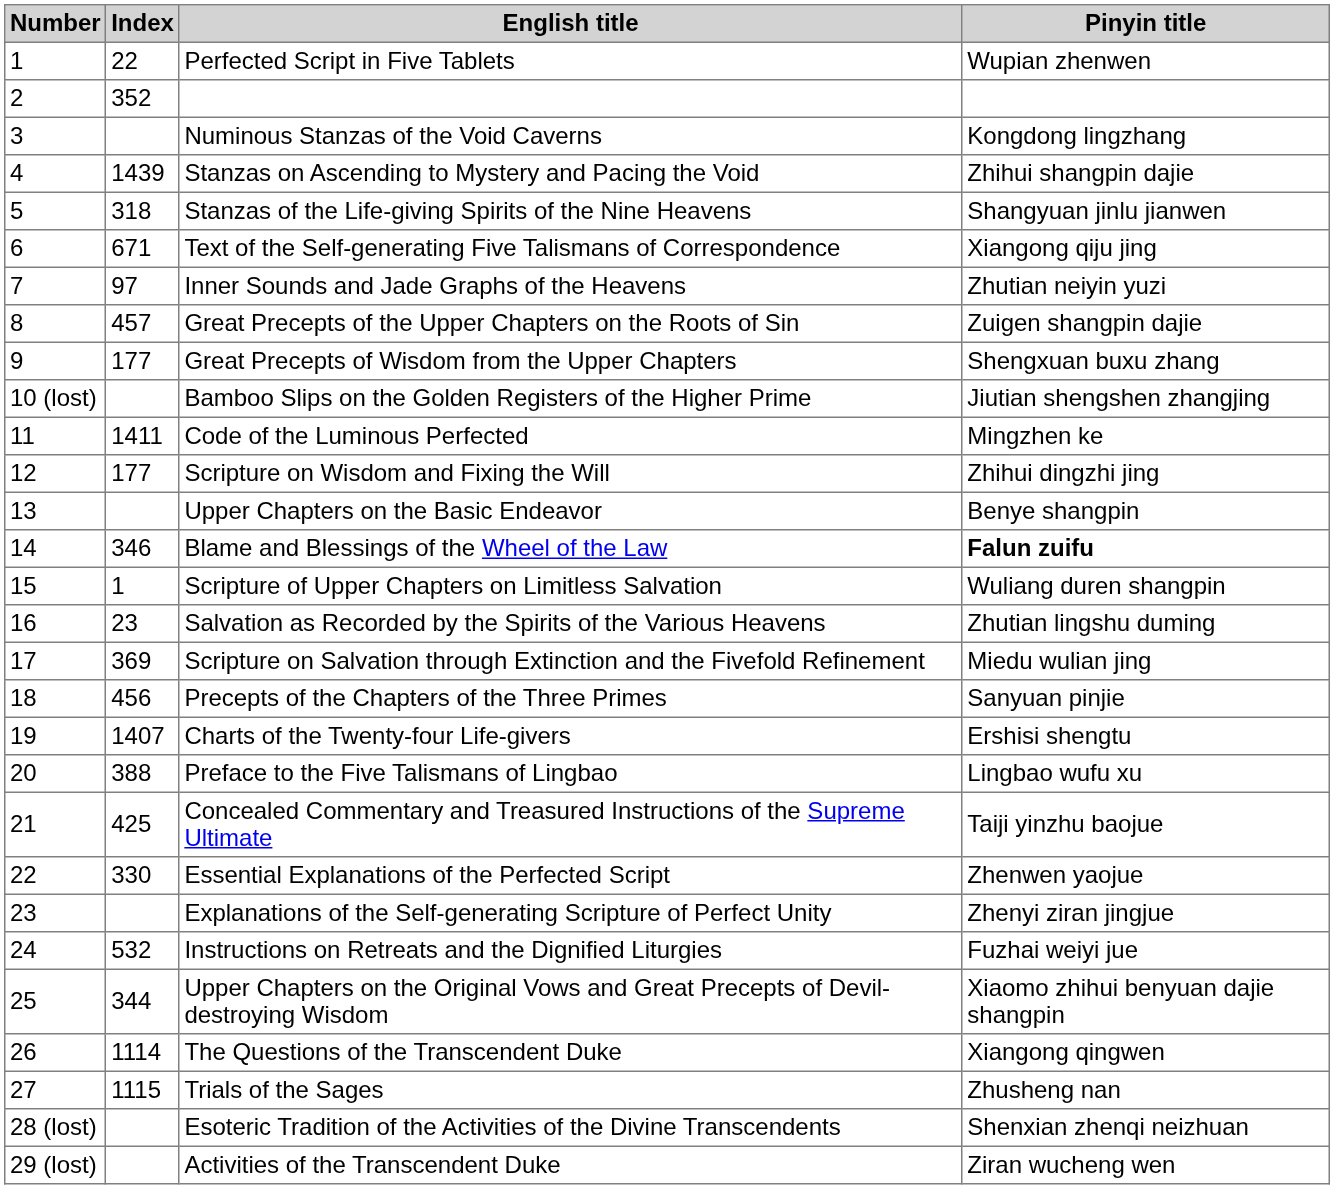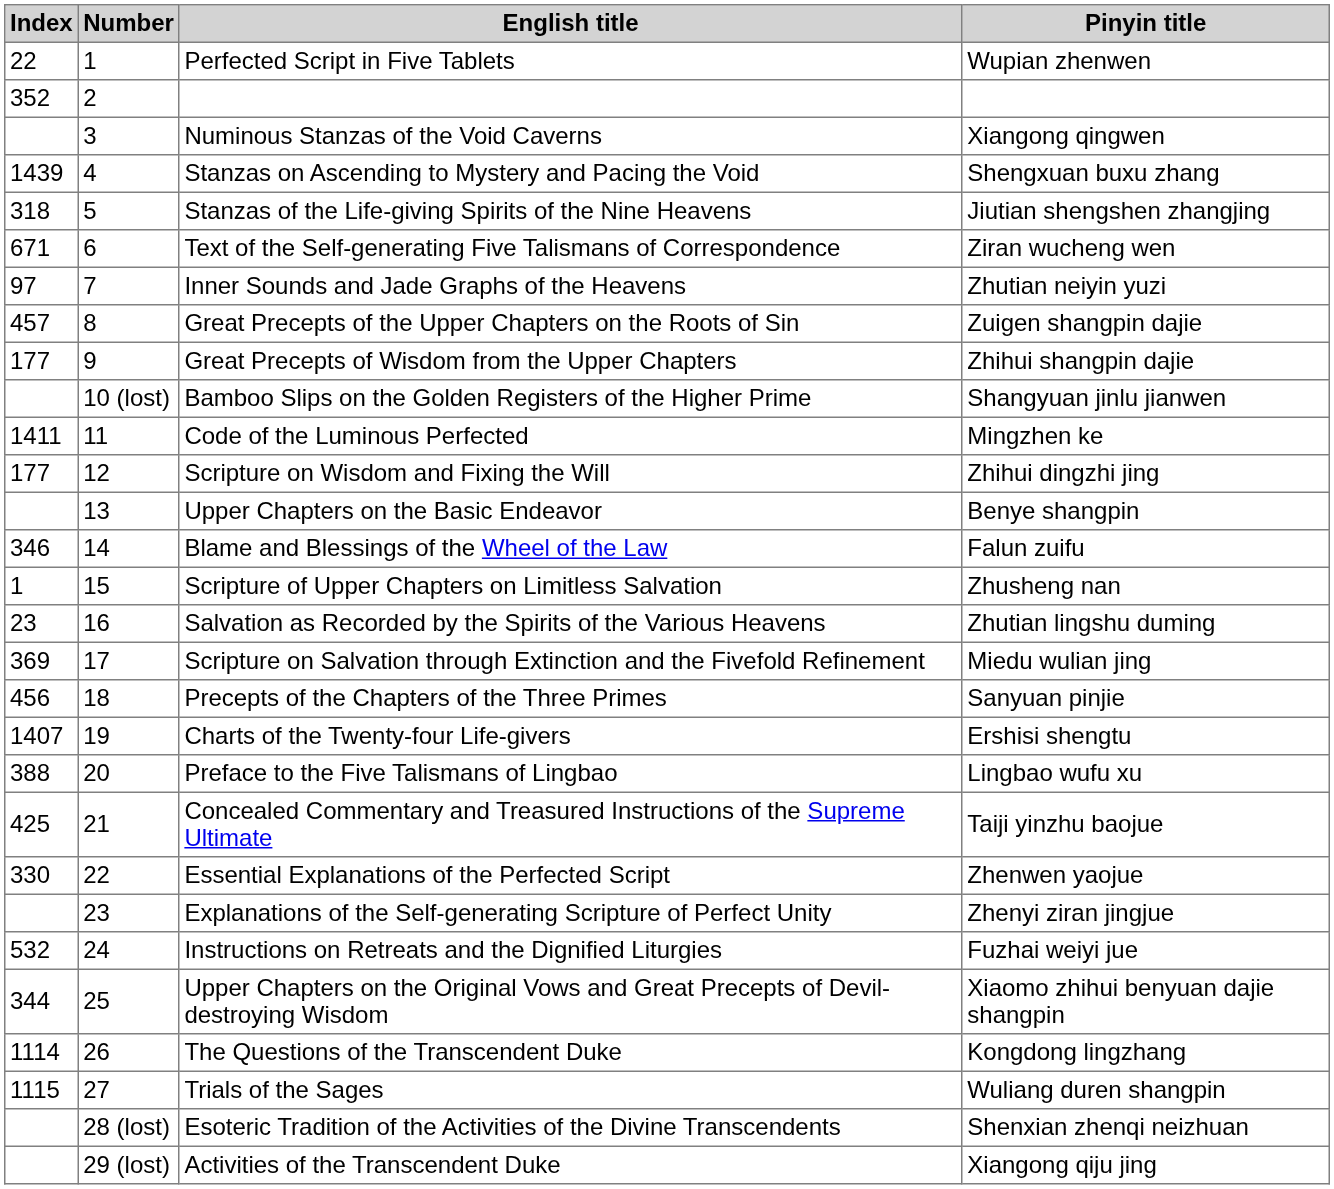columns swapped: (55, 23) <-> (143, 23)
(1077, 135) Kongdong lingzhang -> (1066, 135) Xiangong qingwen
(1081, 173) Zhihui shangpin dajie -> (1093, 173) Shengxuan buxu zhang
(1097, 210) Shangyuan jinlu jianwen -> (1119, 210) Jiutian shengshen zhangjing
(1062, 248) Xiangong qiju jing -> (1071, 248) Ziran wucheng wen
(1093, 360) Shengxuan buxu zhang -> (1081, 360) Zhihui shangpin dajie
(1119, 398) Jiutian shengshen zhangjing -> (1097, 398) Shangyuan jinlu jianwen
(1031, 548) bold -> (1026, 548) normal
(1097, 585) Wuliang duren shangpin -> (1044, 585) Zhusheng nan
(1066, 1052) Xiangong qingwen -> (1077, 1052) Kongdong lingzhang
(1044, 1089) Zhusheng nan -> (1097, 1089) Wuliang duren shangpin
(1071, 1164) Ziran wucheng wen -> (1062, 1164) Xiangong qiju jing
